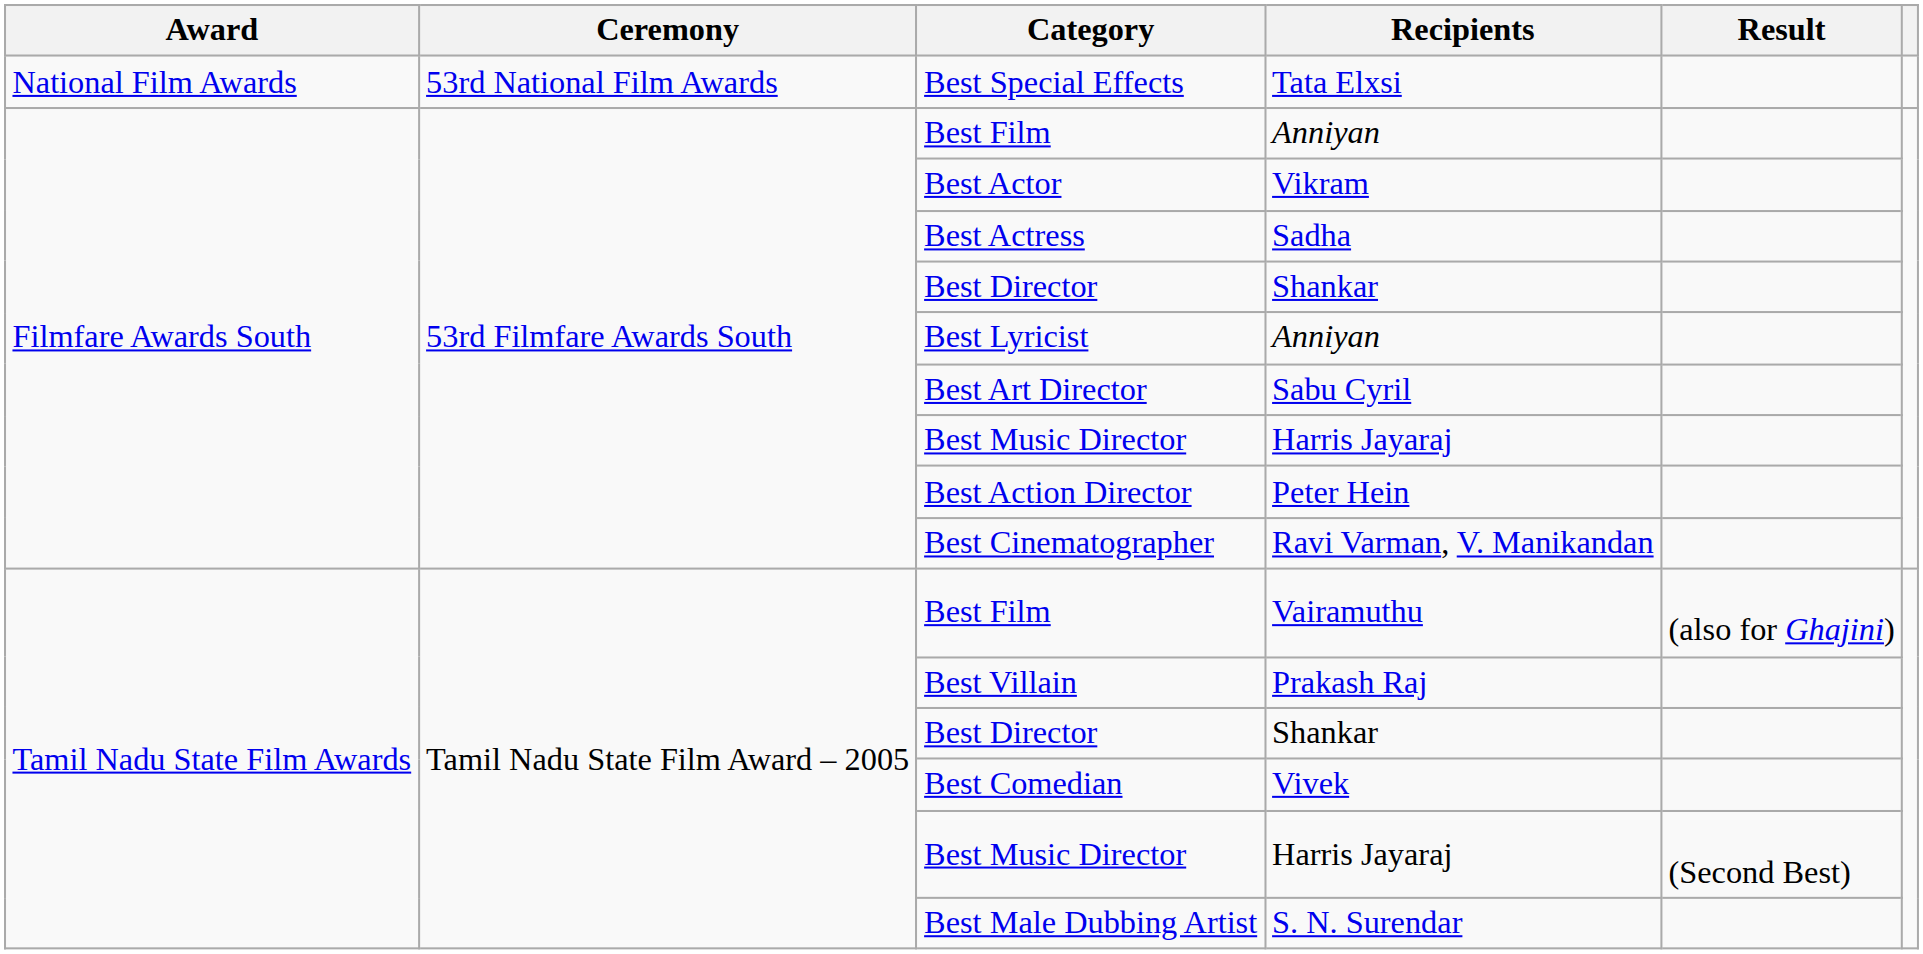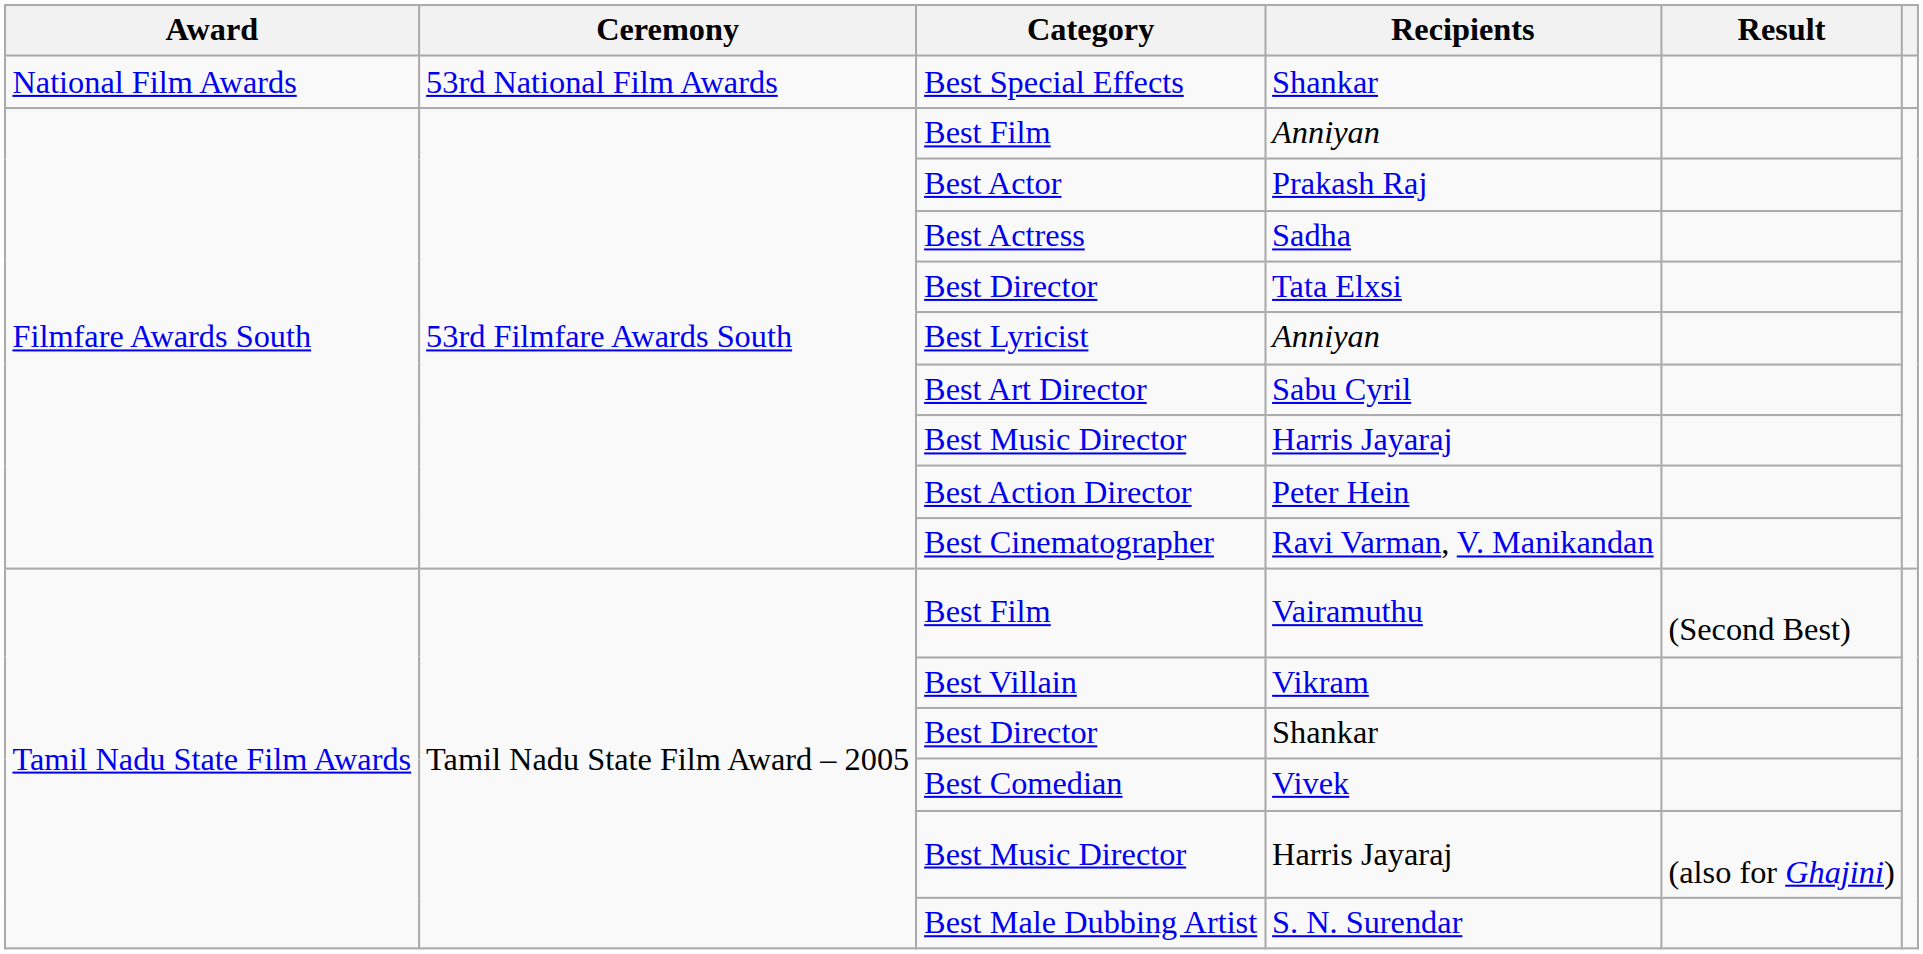(1337, 81) Tata Elxsi -> (1325, 81) Shankar
(1320, 183) Vikram -> (1350, 183) Prakash Raj
(1325, 286) Shankar -> (1337, 286) Tata Elxsi
(1782, 630) (also for Ghajini) -> (1760, 630) (Second Best)
(1350, 681) Prakash Raj -> (1320, 681) Vikram
(1760, 871) (Second Best) -> (1782, 871) (also for Ghajini)
